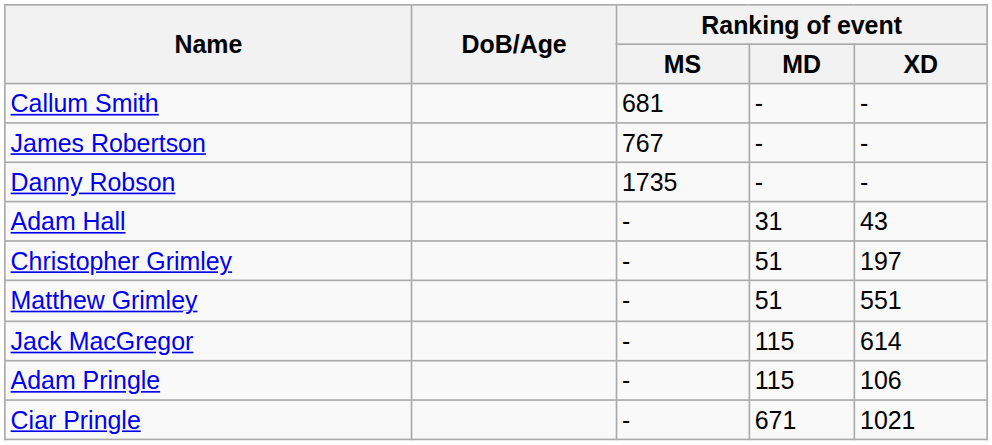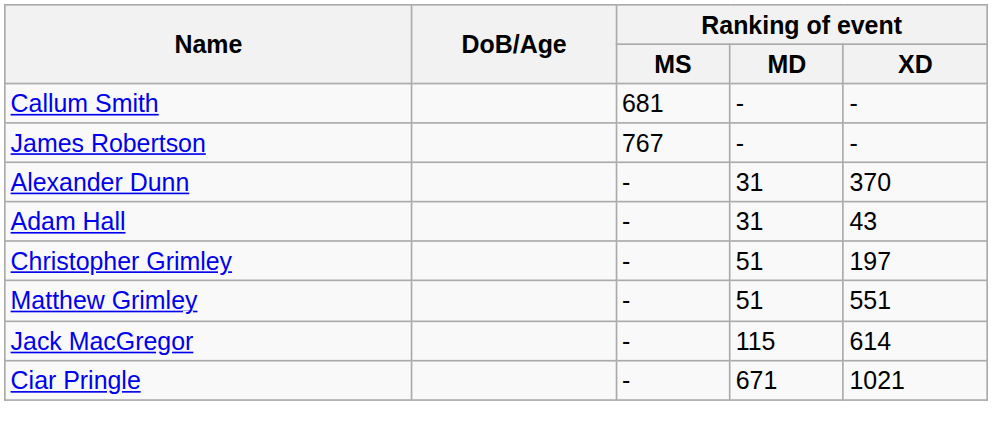- row: (93, 183)
+ row: (100, 183)
- row: (85, 380)
